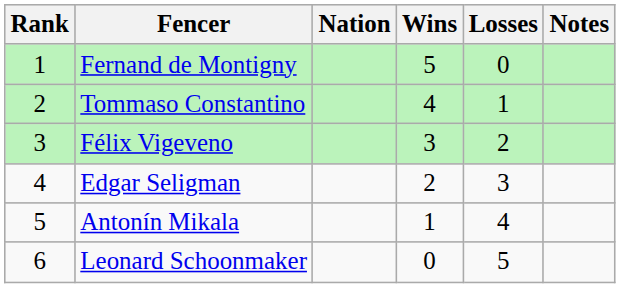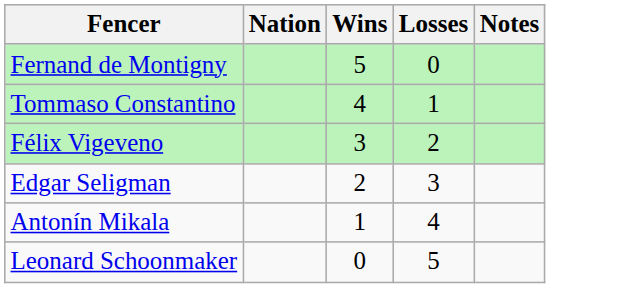- column: (40, 24)
